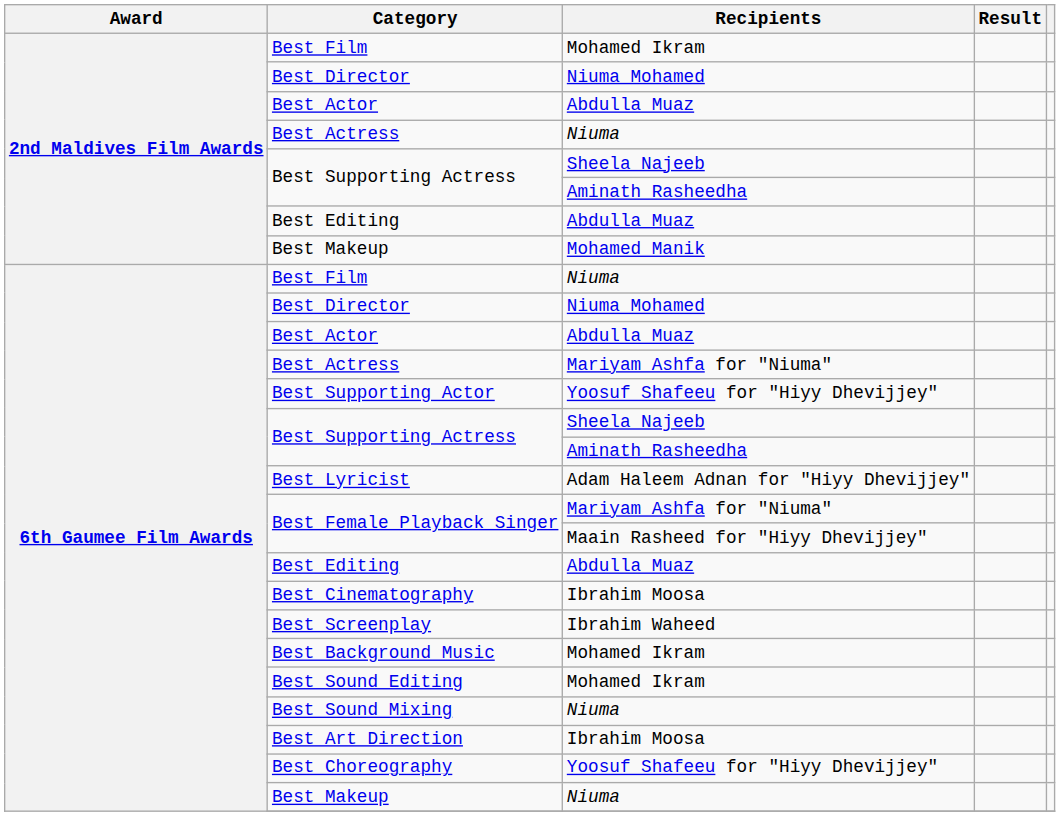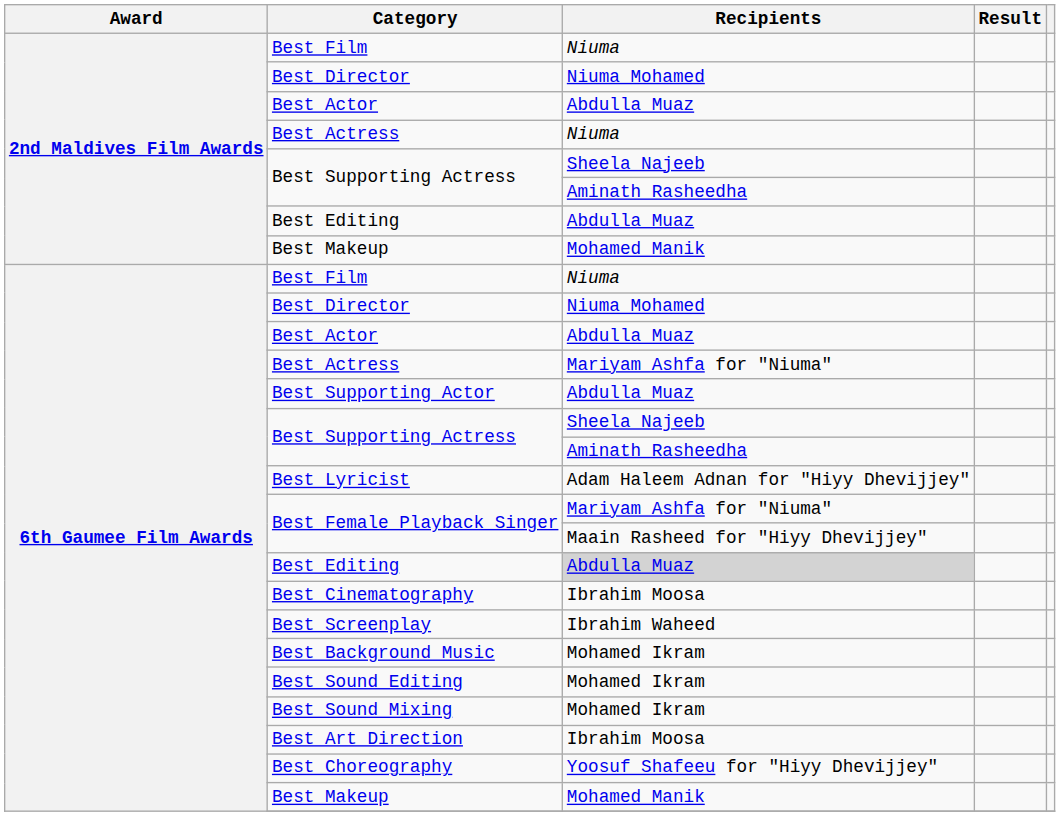(636, 48) Mohamed Ikram -> (593, 48) Niuma
(752, 394) Yoosuf Shafeeu for "Hiyy Dhevijjey" -> (630, 394) Abdulla Muaz
(630, 567) no background -> (630, 567) lightgrey background
(593, 711) Niuma -> (636, 711) Mohamed Ikram
(593, 797) Niuma -> (636, 797) Mohamed Manik
